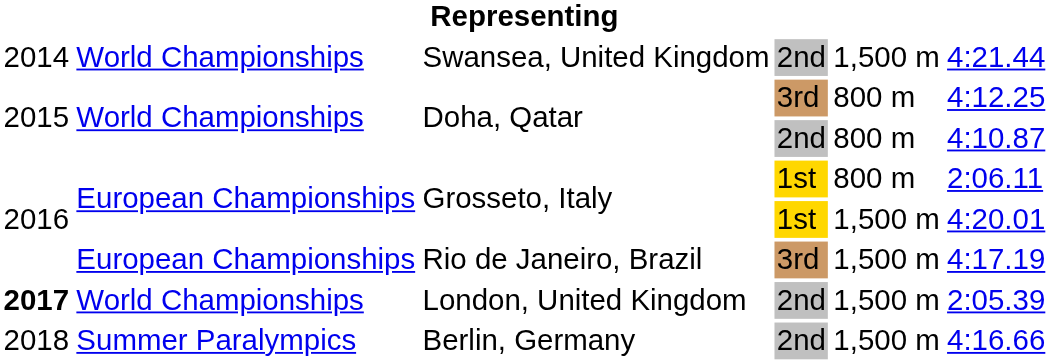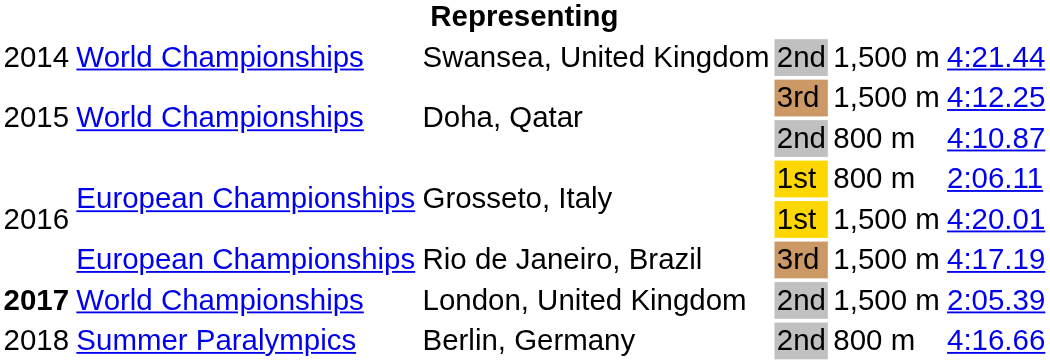(874, 97) 800 m -> (887, 97) 1,500 m
(887, 340) 1,500 m -> (874, 340) 800 m
